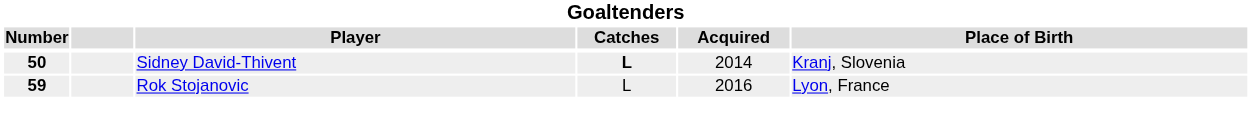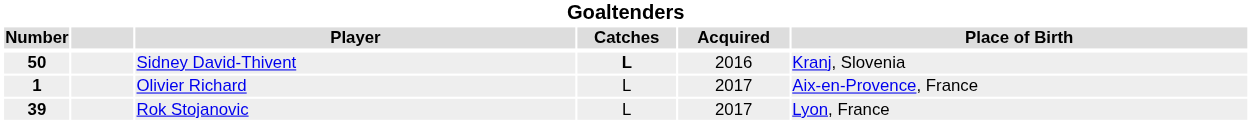(734, 63) 2014 -> (734, 63) 2016
+ row: (192, 86)
(37, 86) 59 -> (37, 109) 39
(734, 86) 2016 -> (734, 109) 2017
